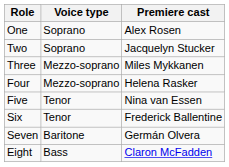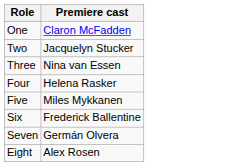- column: (81, 13)
(153, 30) Alex Rosen -> (87, 30) Claron McFadden
(164, 65) Miles Mykkanen -> (82, 65) Nina van Essen
(163, 100) Nina van Essen -> (83, 100) Miles Mykkanen
(168, 153) Claron McFadden -> (72, 153) Alex Rosen
